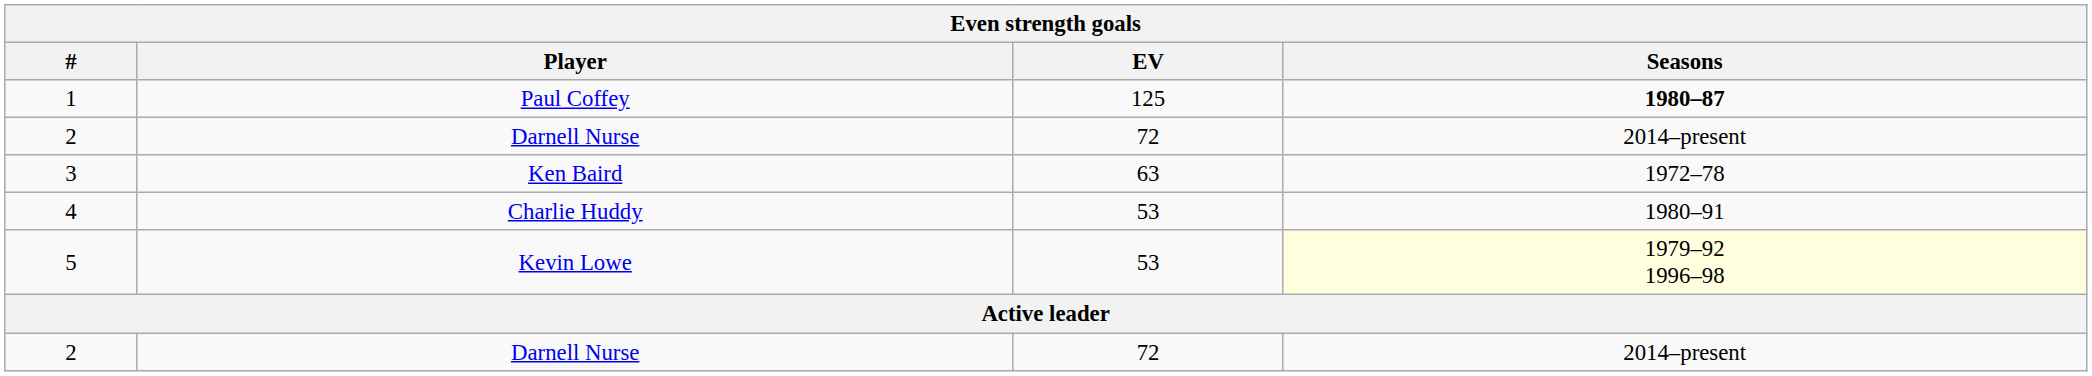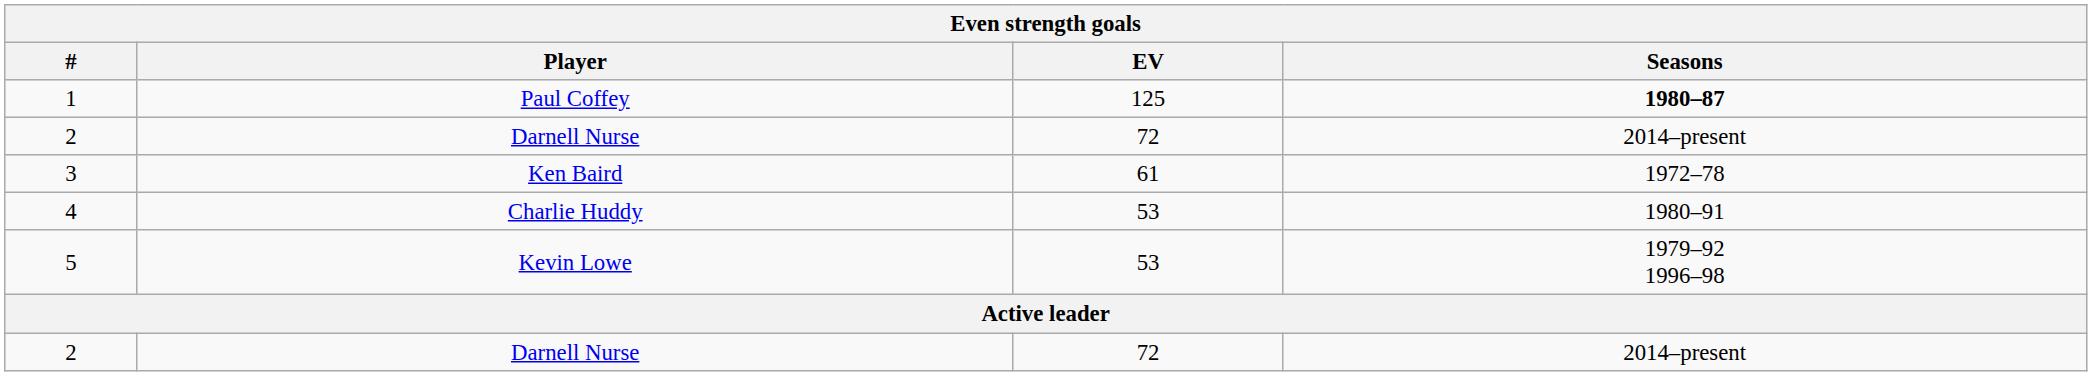(1148, 173) 63 -> (1148, 173) 61
(1685, 262) lightyellow background -> (1685, 262) no background
